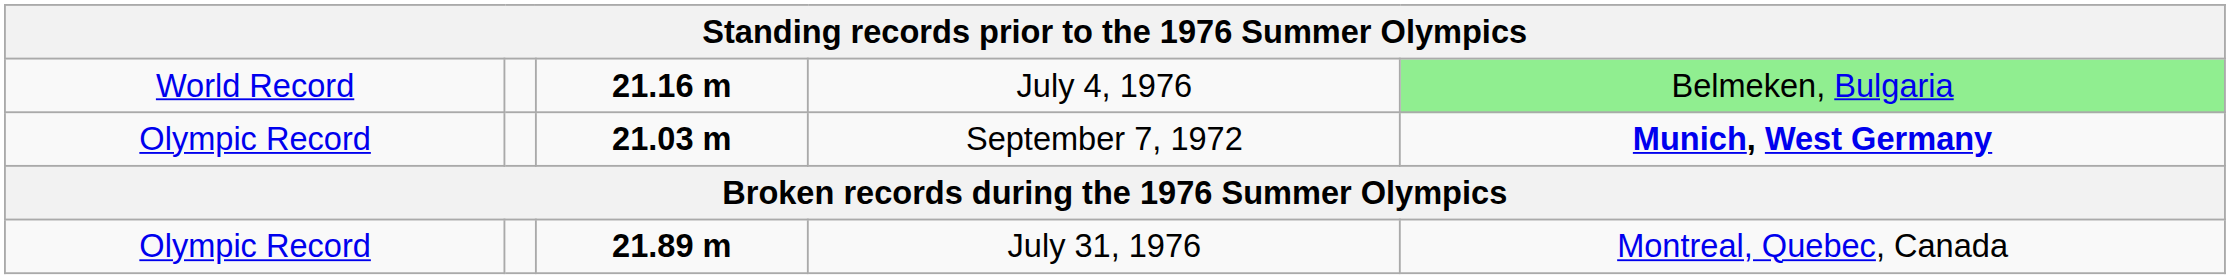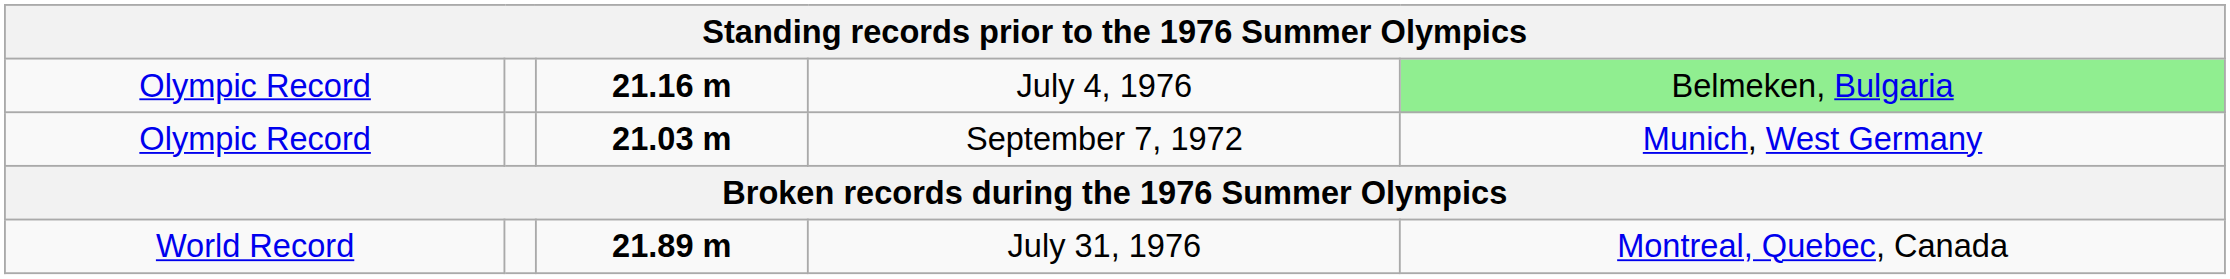(255, 84) World Record -> (255, 84) Olympic Record
(1813, 138) bold -> (1813, 138) normal
(255, 245) Olympic Record -> (255, 245) World Record
